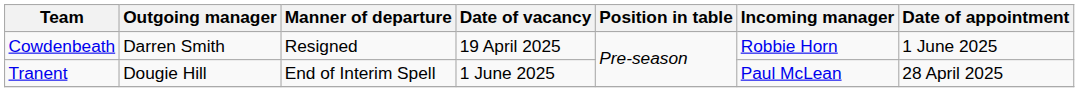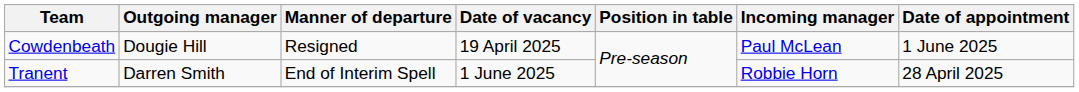(174, 45) Darren Smith -> (165, 45) Dougie Hill
(789, 45) Robbie Horn -> (791, 45) Paul McLean
(165, 73) Dougie Hill -> (174, 73) Darren Smith
(791, 73) Paul McLean -> (789, 73) Robbie Horn
